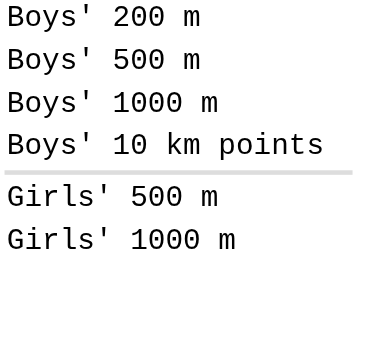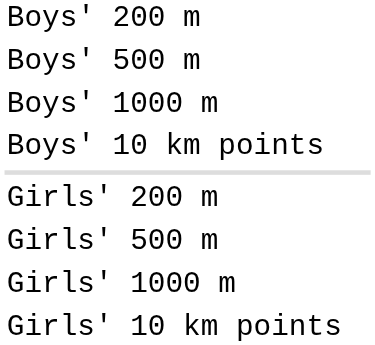+ row: (113, 199)
+ row: (174, 327)
